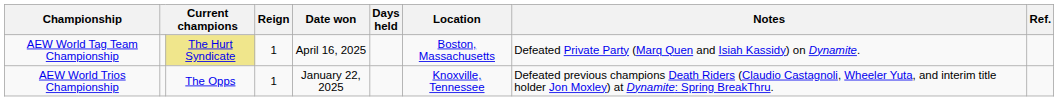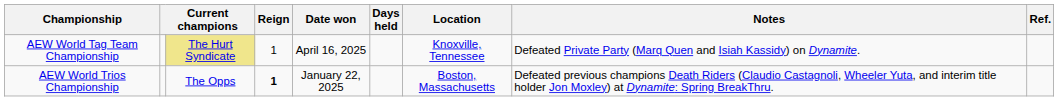(457, 50) Boston, Massachusetts -> (457, 50) Knoxville, Tennessee
(274, 81) normal -> (274, 81) bold
(457, 81) Knoxville, Tennessee -> (457, 81) Boston, Massachusetts
